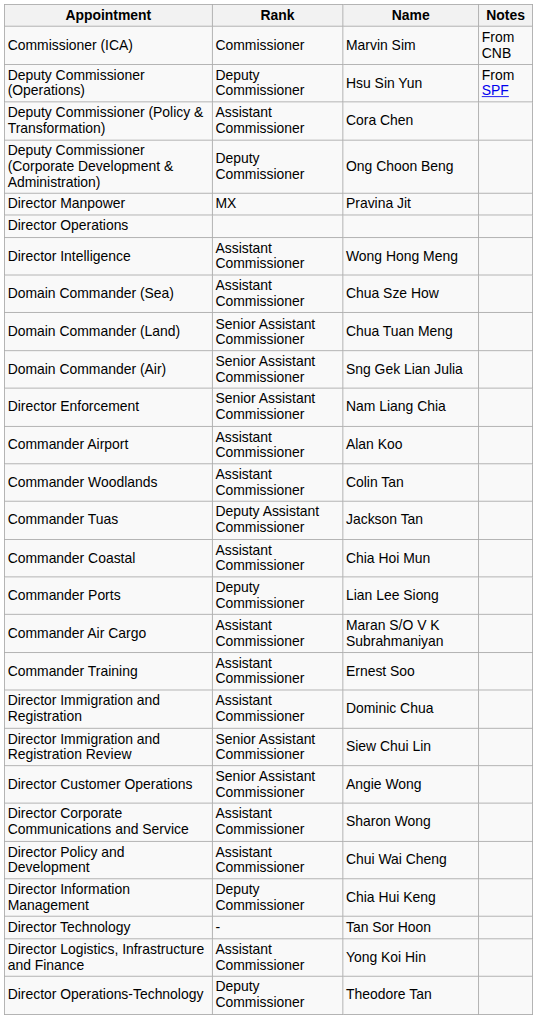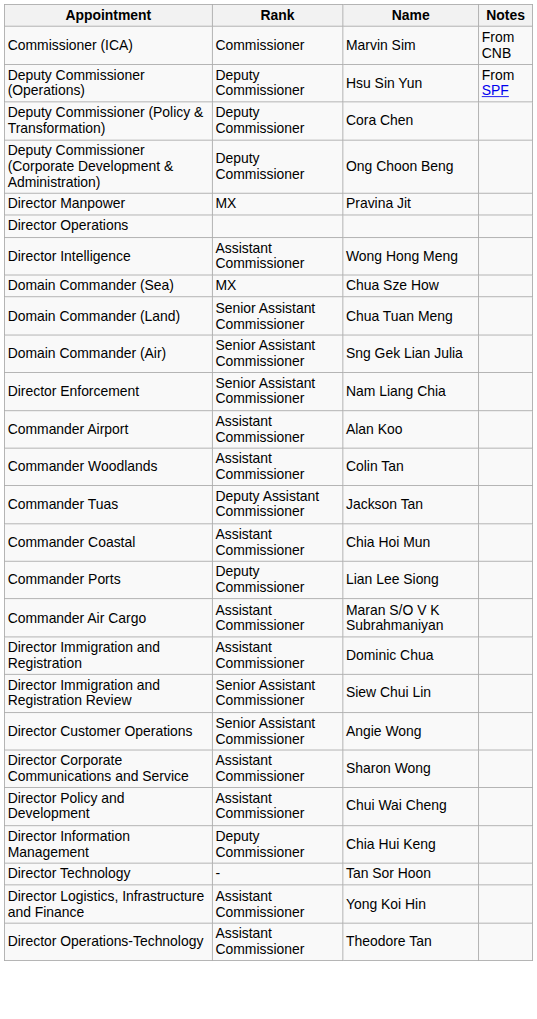(260, 120) Assistant Commissioner -> (260, 120) Deputy Commissioner
(260, 293) Assistant Commissioner -> (226, 286) MX
- row: (73, 671)
(260, 995) Deputy Commissioner -> (260, 941) Assistant Commissioner
